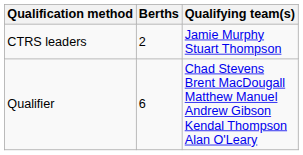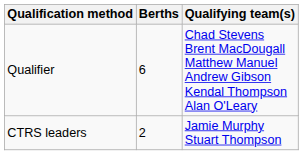rows swapped: (47, 41) <-> (31, 104)
